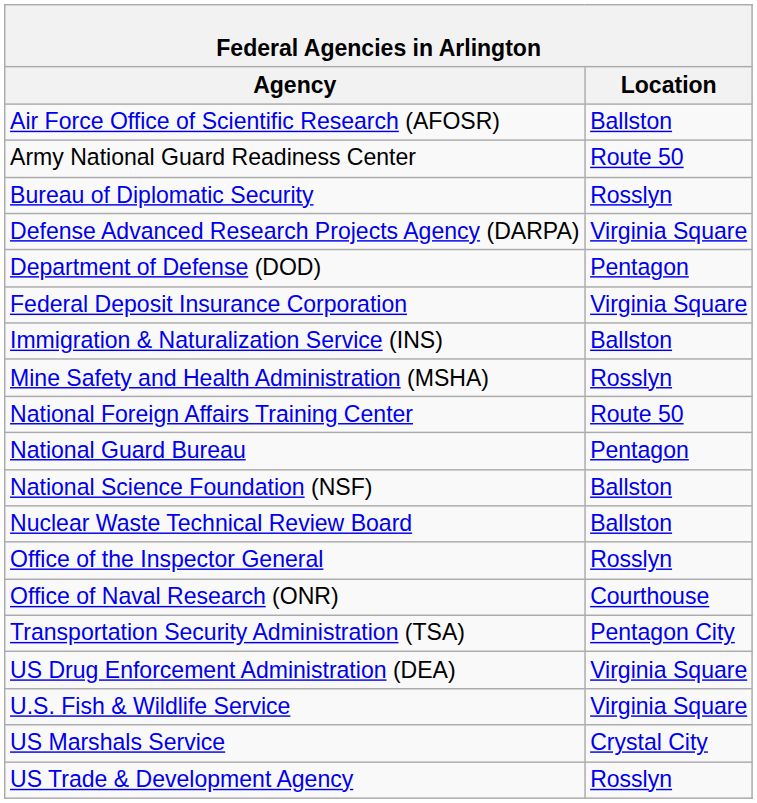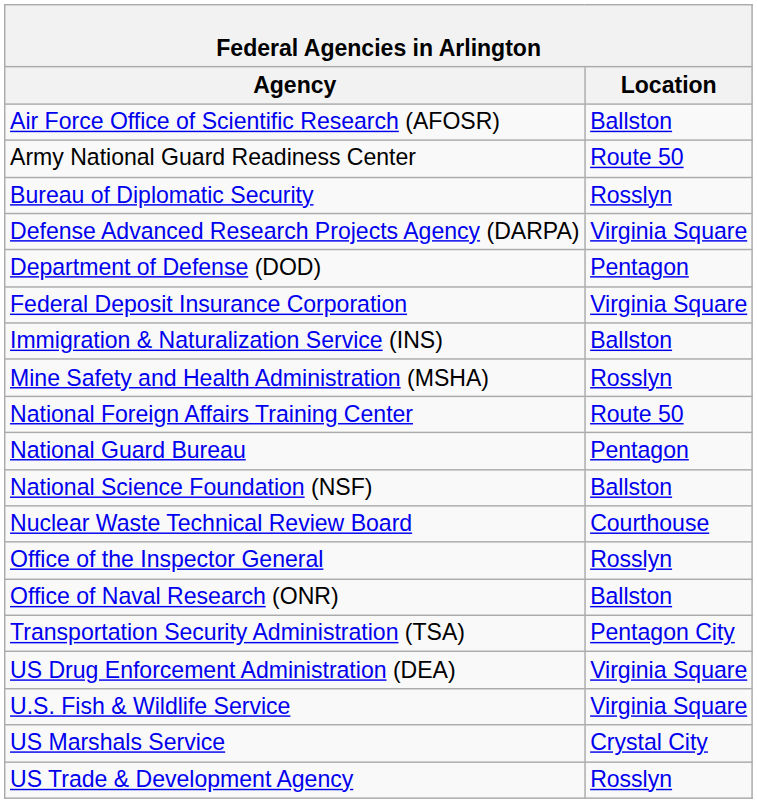(631, 523) Ballston -> (650, 523) Courthouse
(650, 596) Courthouse -> (631, 596) Ballston
